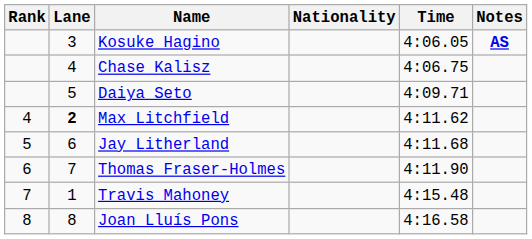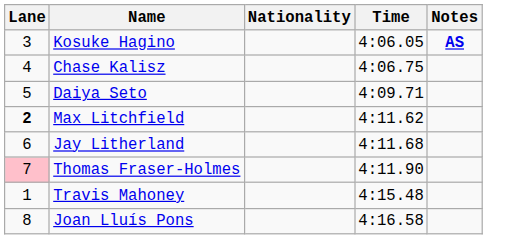- column: (27, 17)
(72, 170) no background -> (27, 170) pink background
